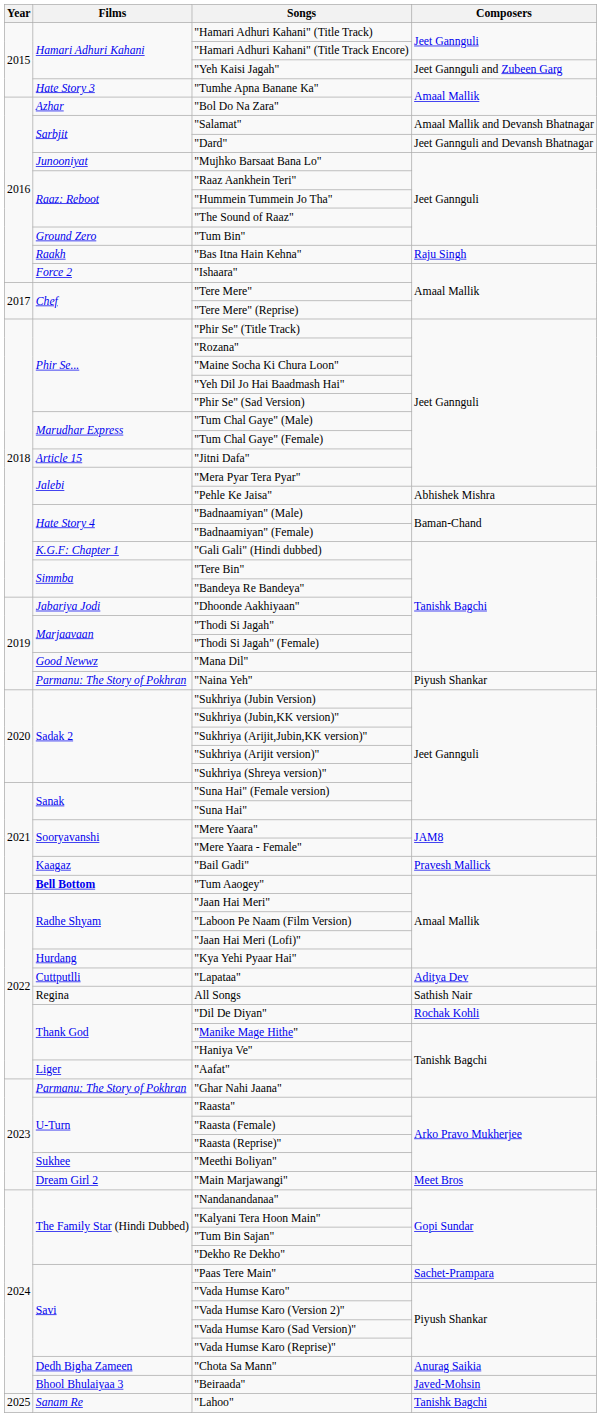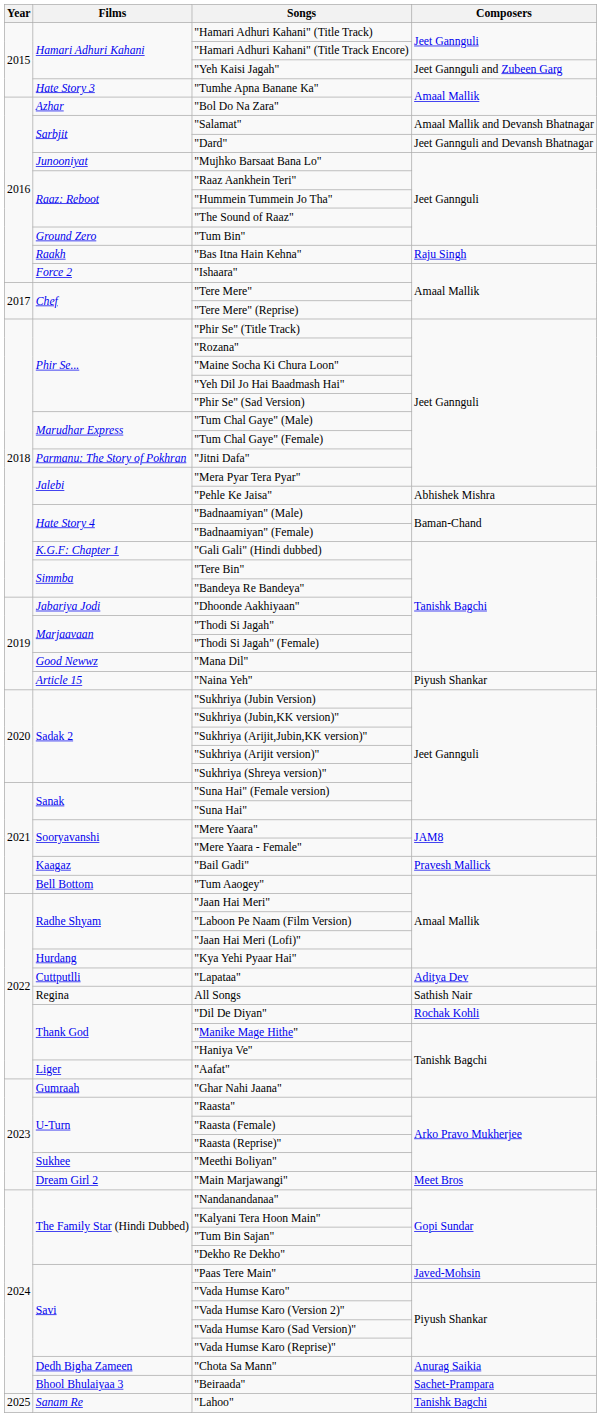(59, 458) Article 15 -> (111, 458) Parmanu: The Story of Pokhran
(111, 680) Parmanu: The Story of Pokhran -> (59, 680) Article 15
(65, 884) bold -> (65, 884) normal
(111, 1088) Parmanu: The Story of Pokhran -> (58, 1088) Gumraah
(454, 1273) Sachet-Prampara -> (447, 1273) Javed-Mohsin
(447, 1384) Javed-Mohsin -> (454, 1384) Sachet-Prampara
